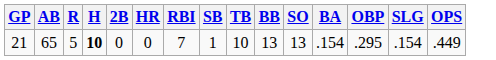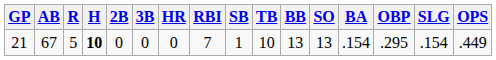+ column: (145, 17)
(49, 42) 65 -> (49, 42) 67
